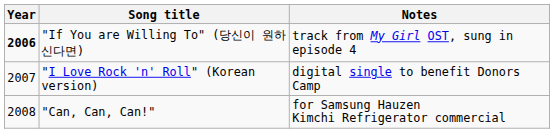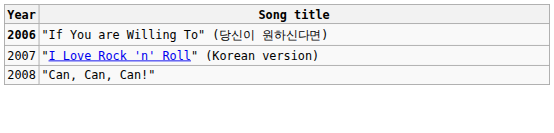- column: (419, 14)
